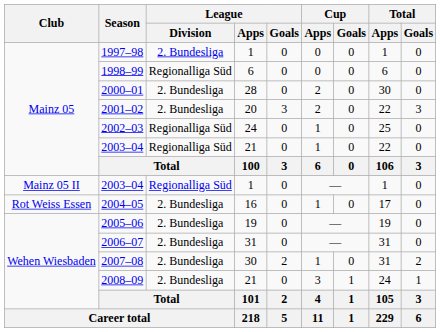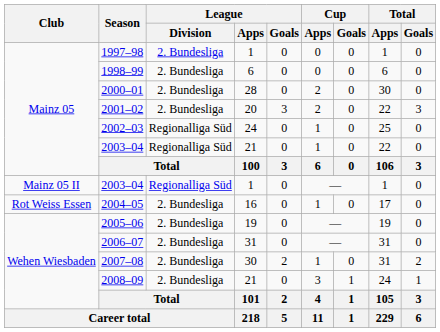(190, 71) Regionalliga Süd -> (190, 71) 2. Bundesliga
